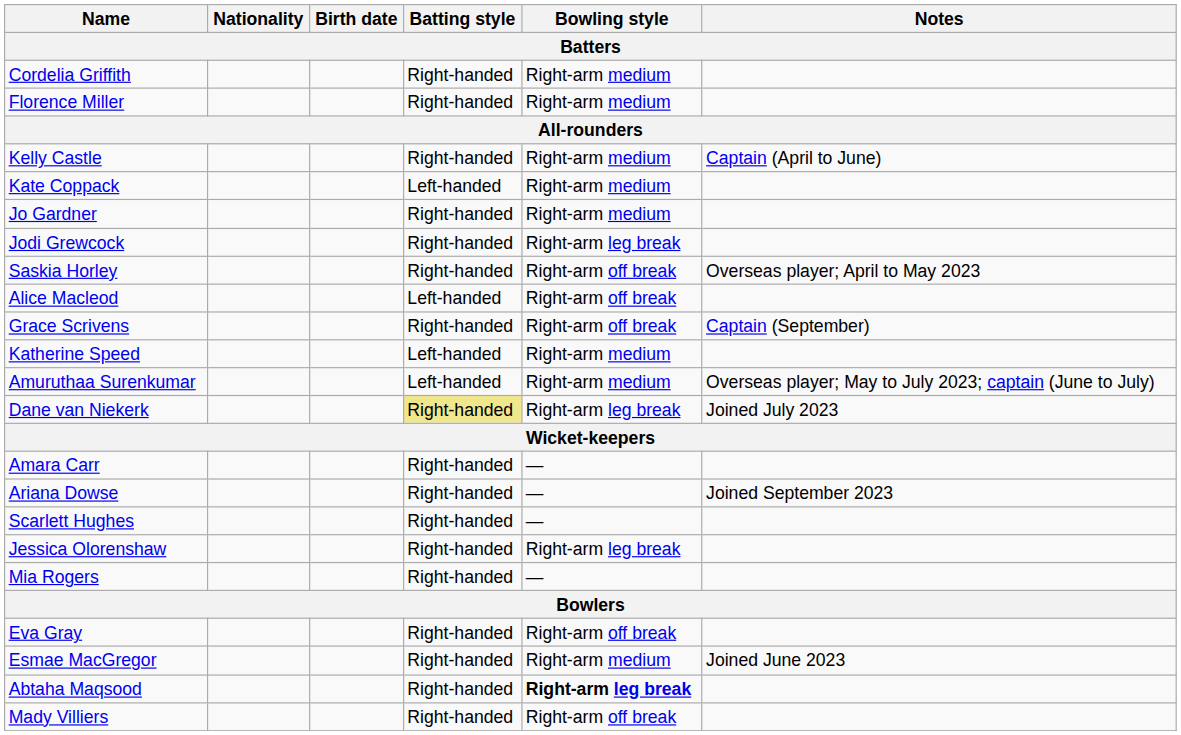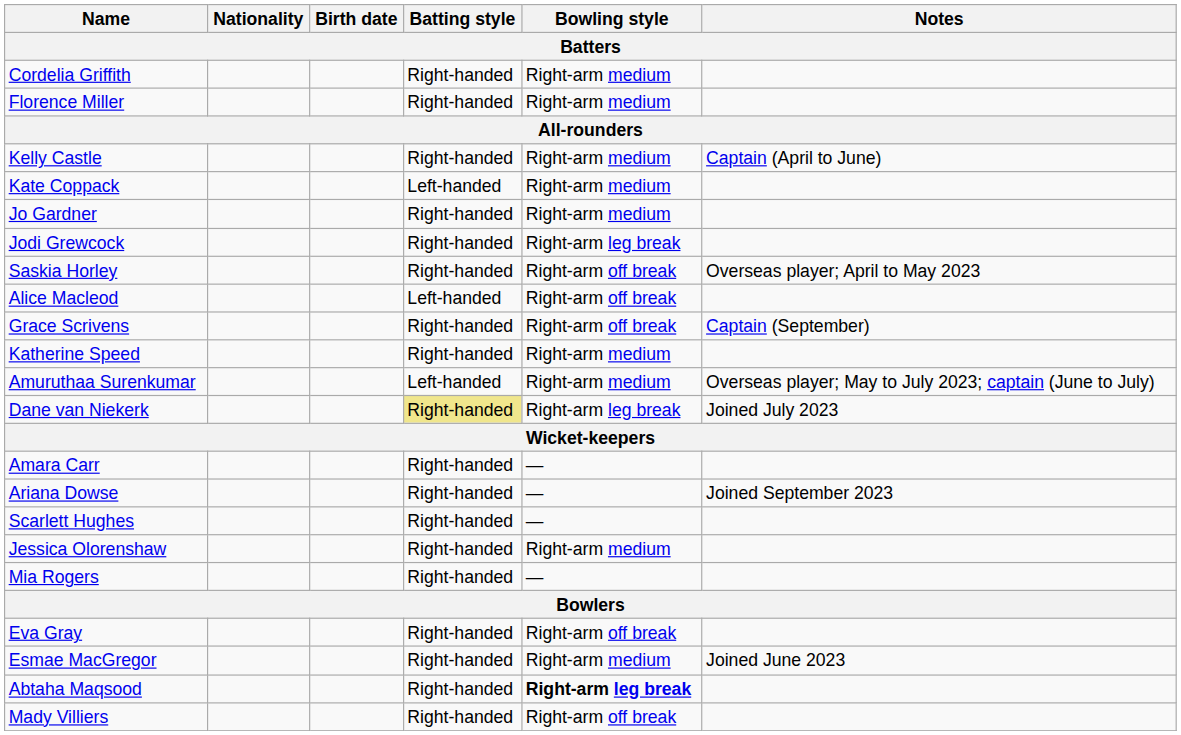(454, 354) Left-handed -> (460, 354) Right-handed
(603, 549) Right-arm leg break -> (598, 549) Right-arm medium
